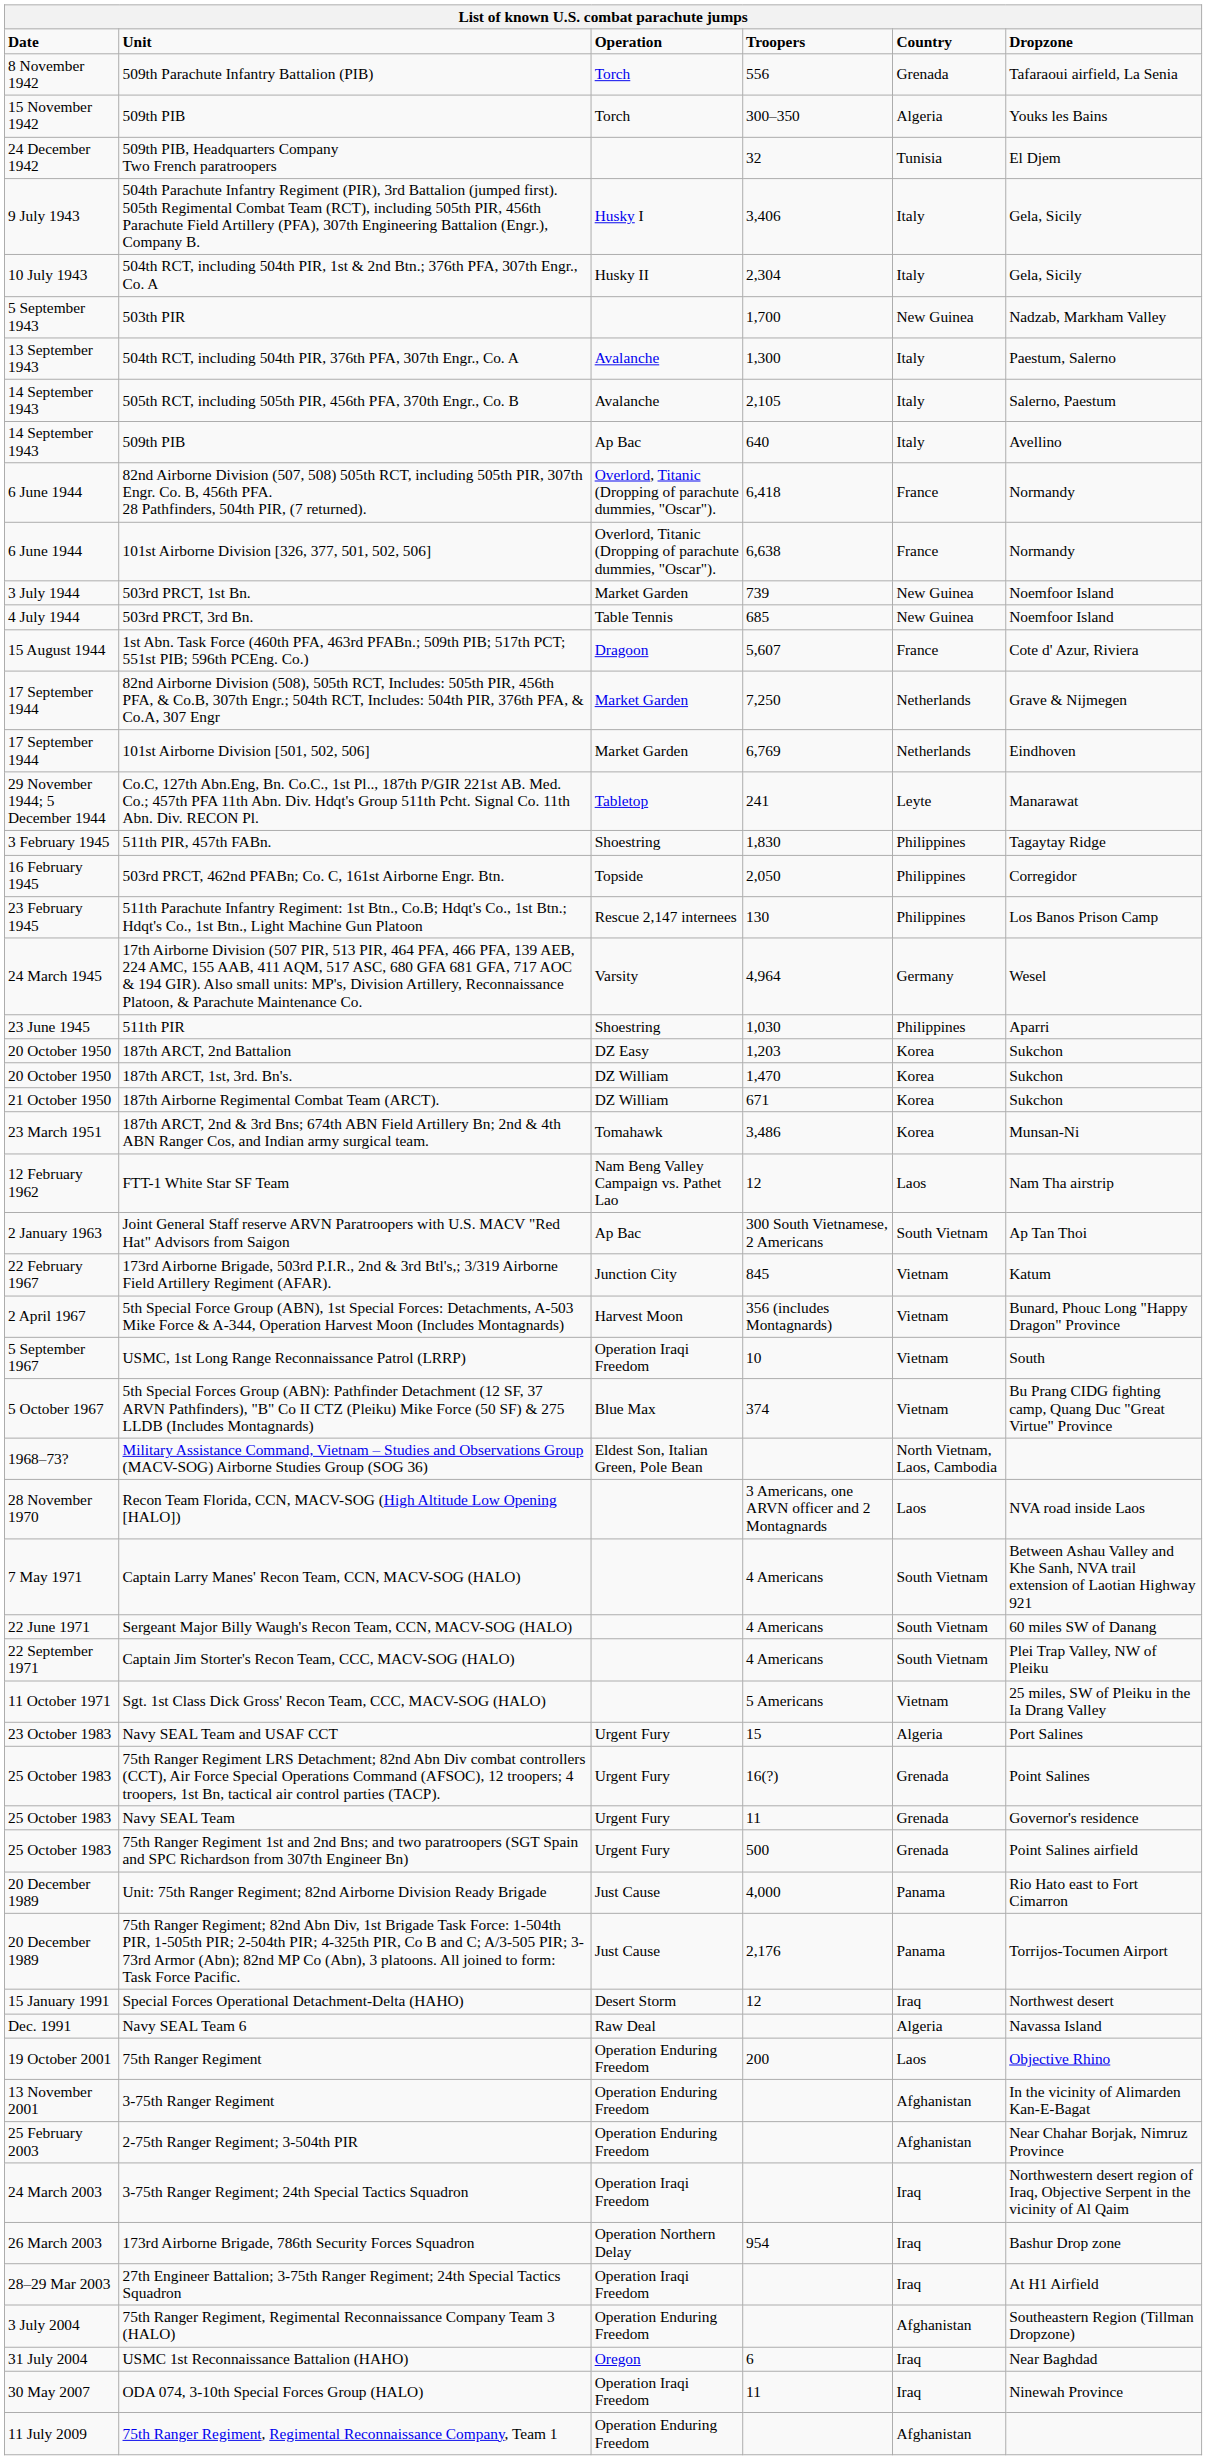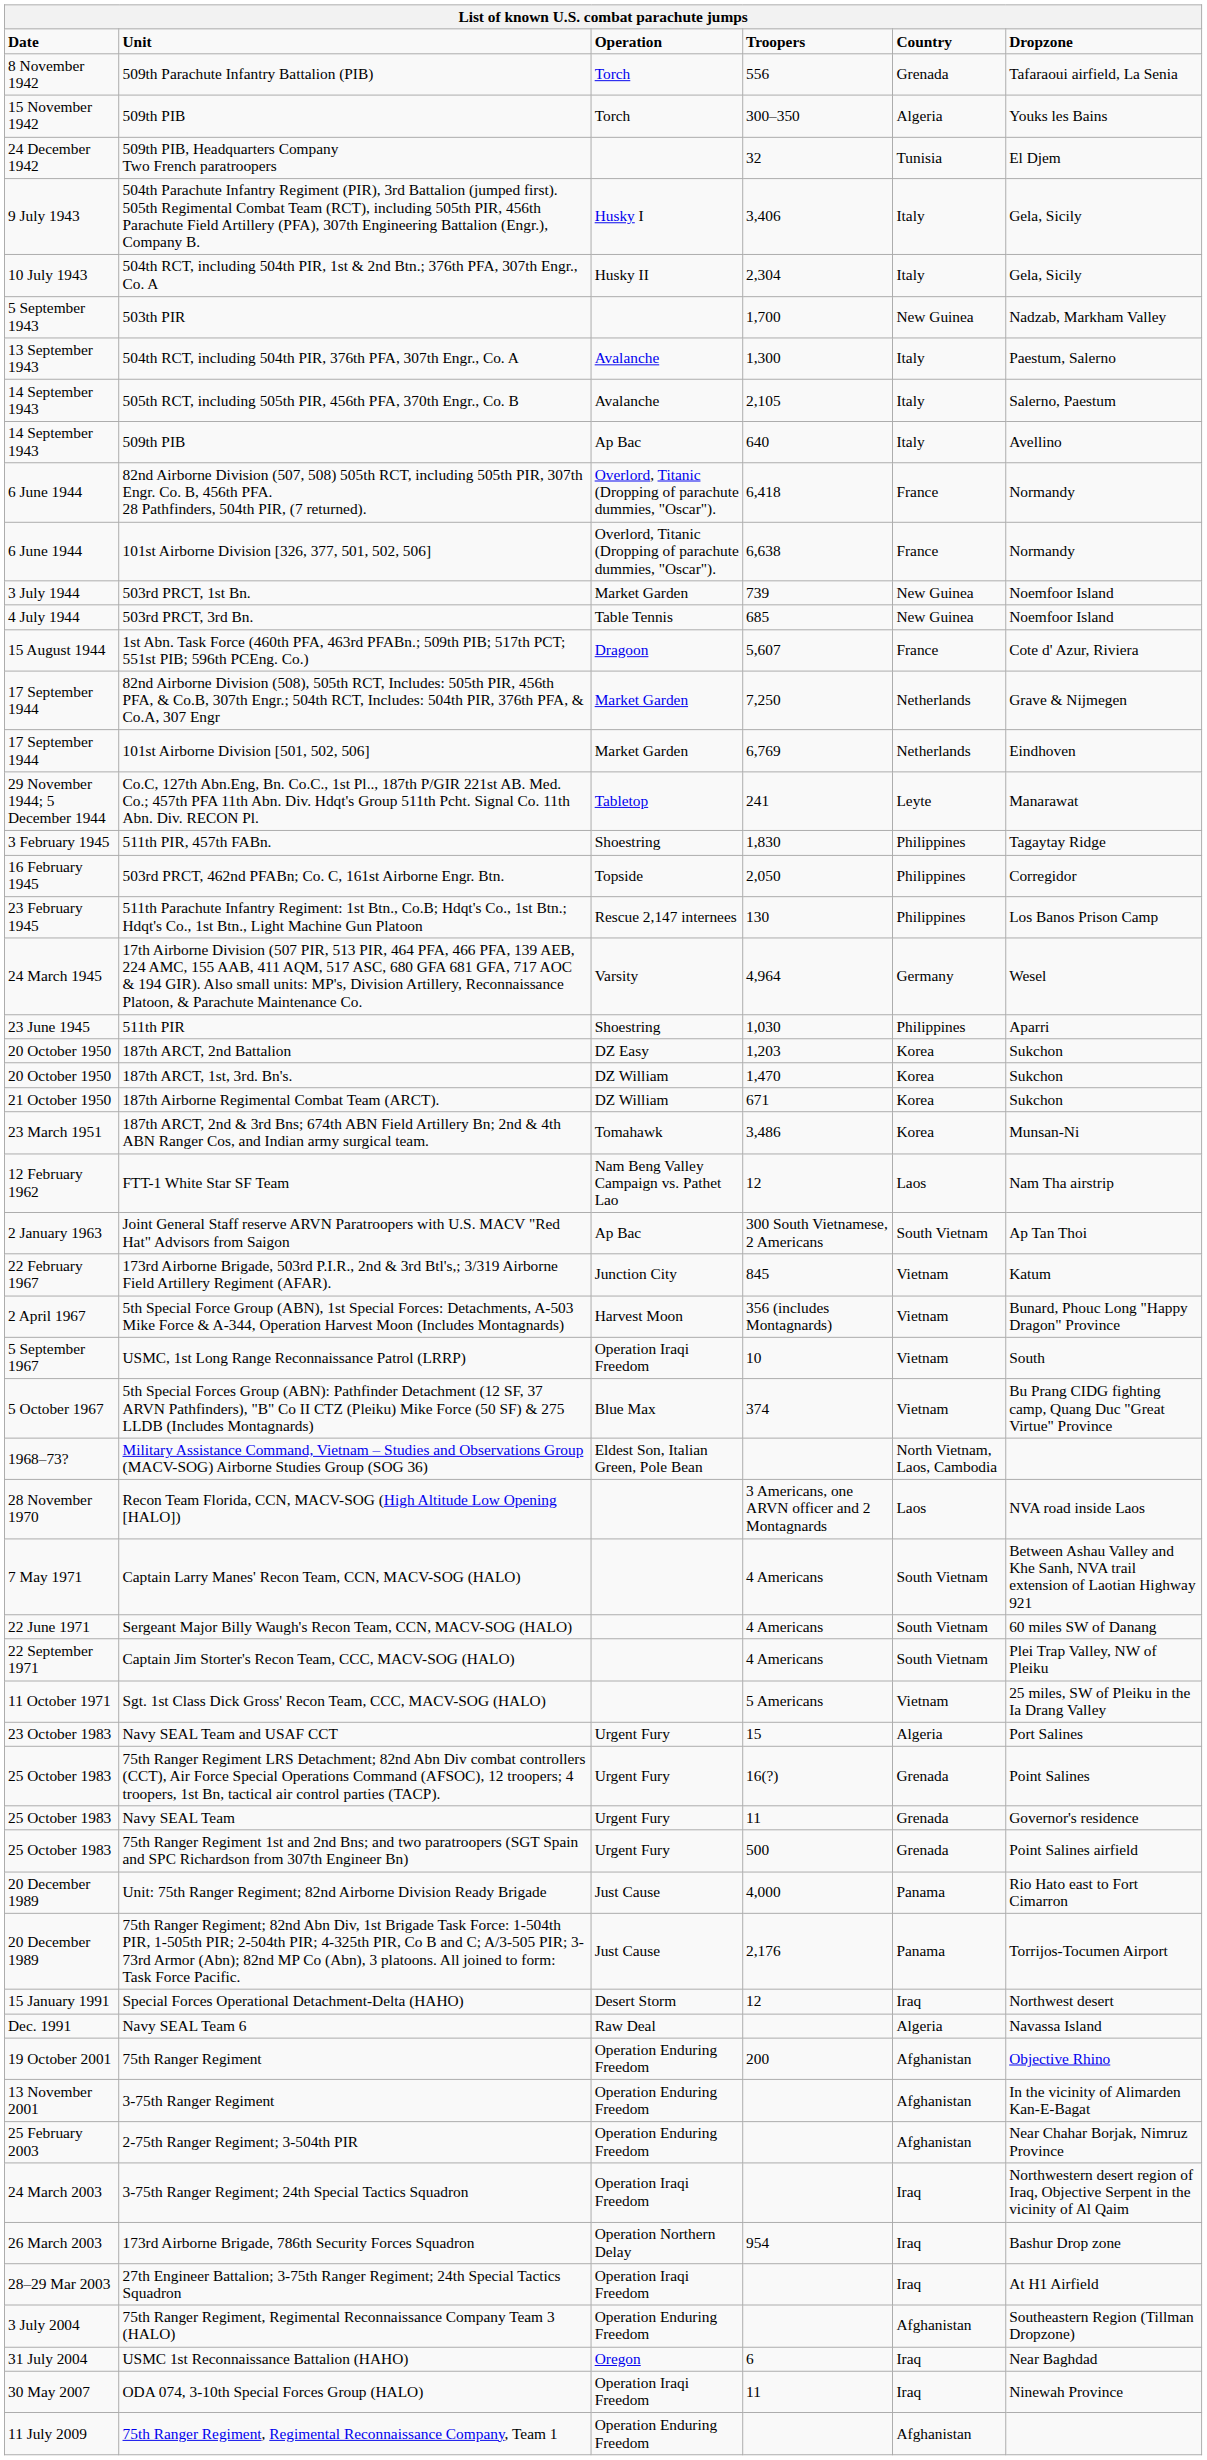(911, 2058) Laos -> (934, 2058) Afghanistan
